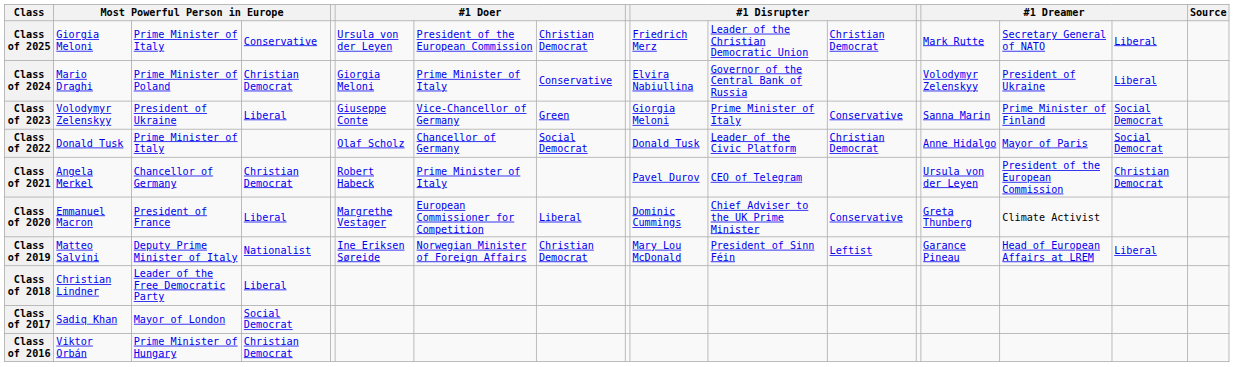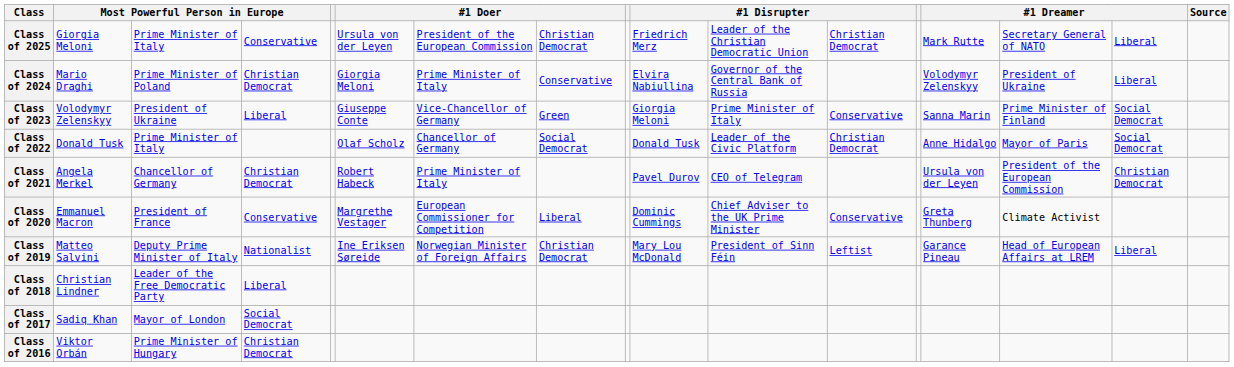(265, 217) Liberal -> (280, 217) Conservative
